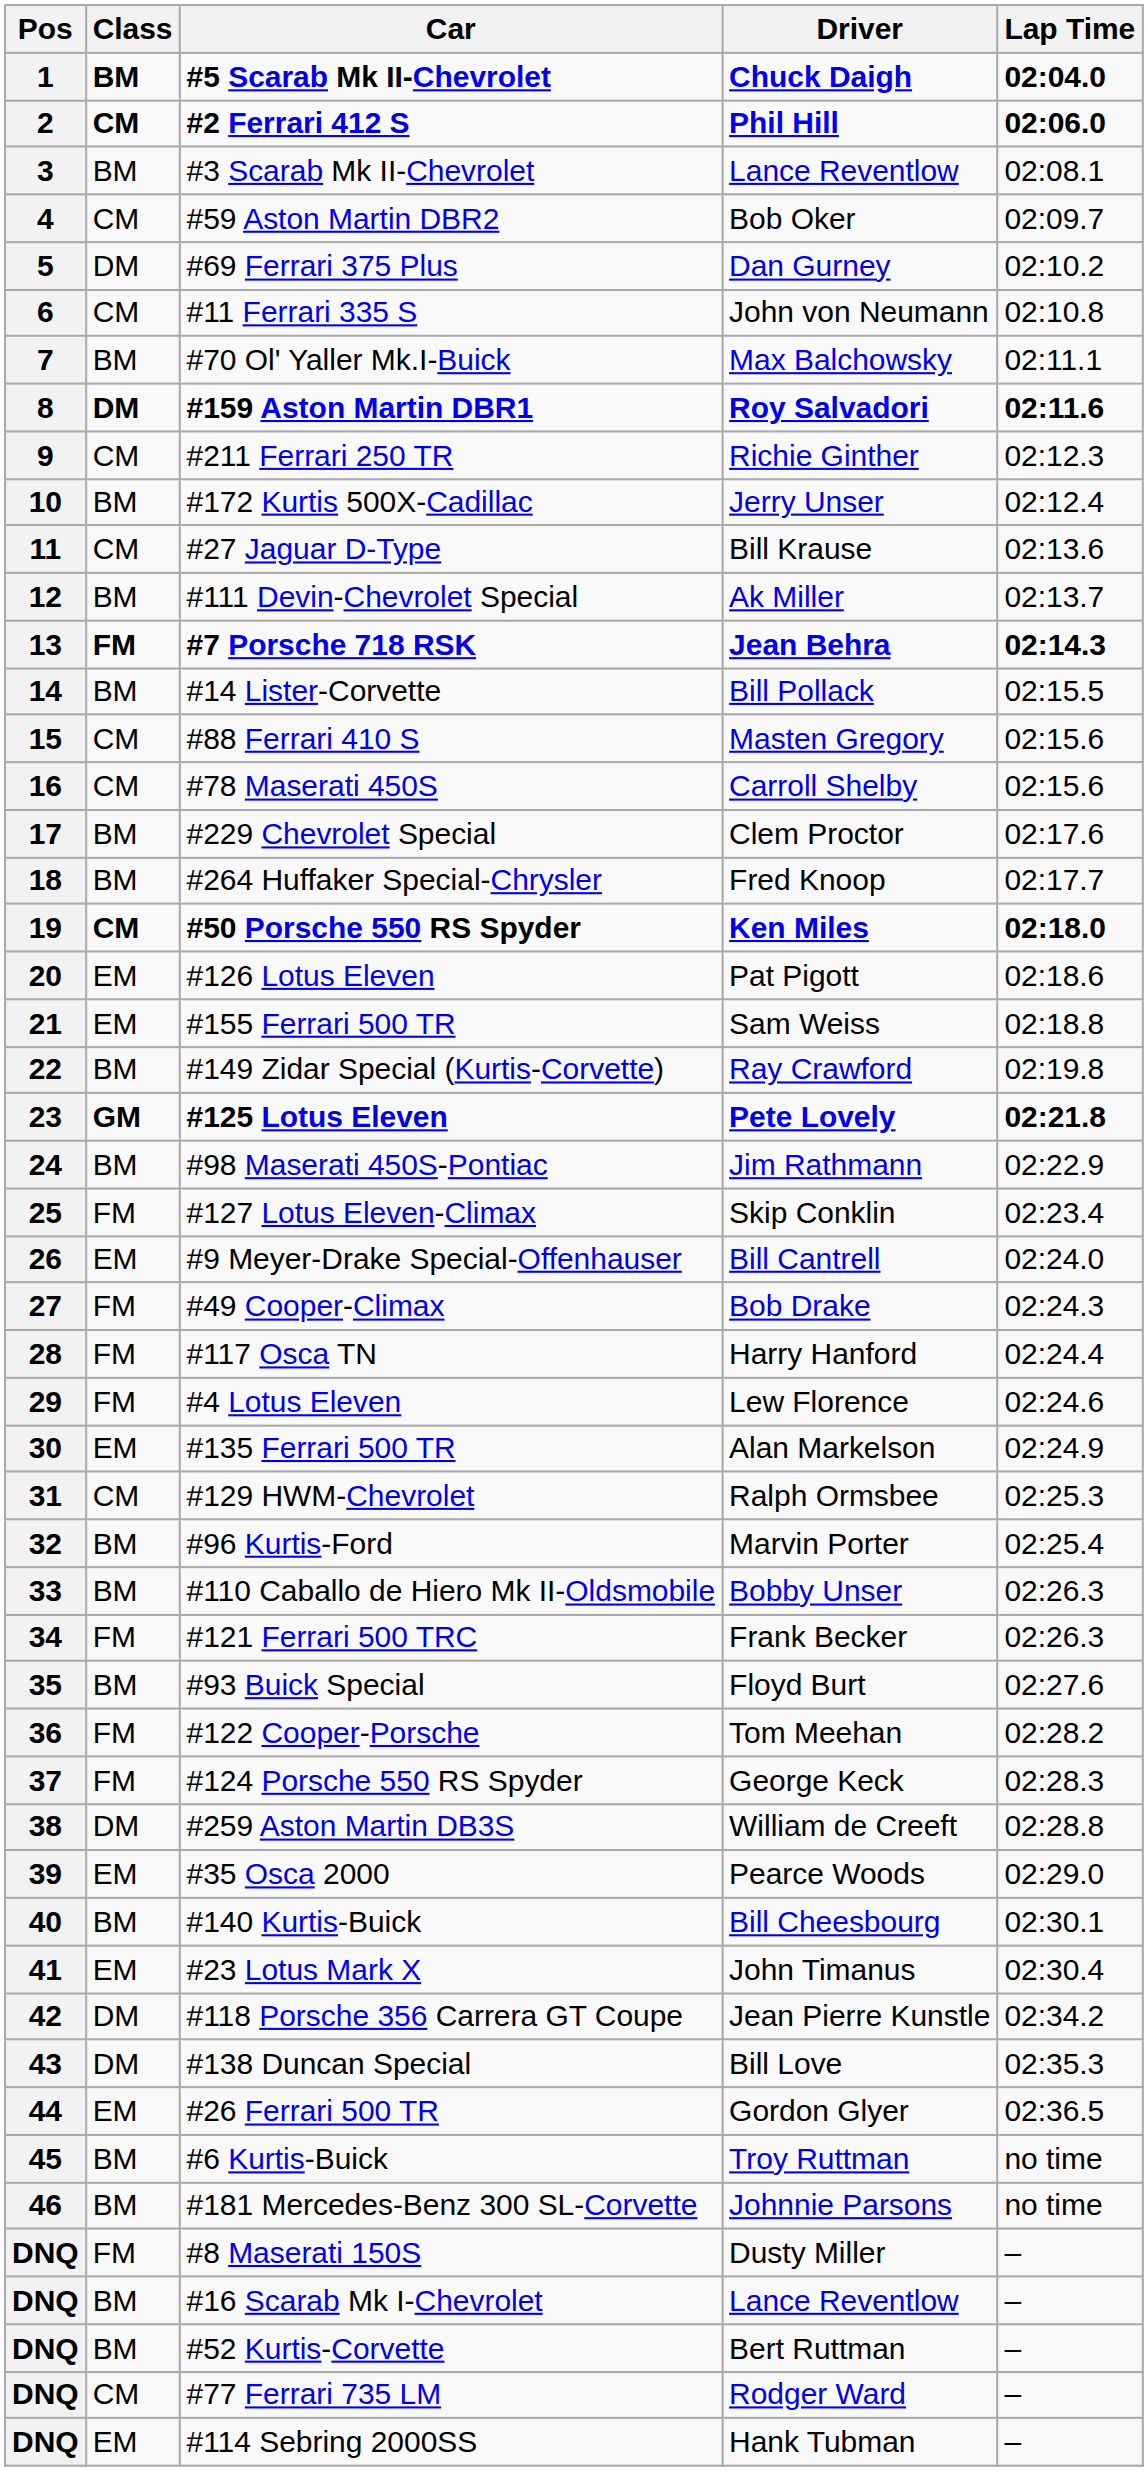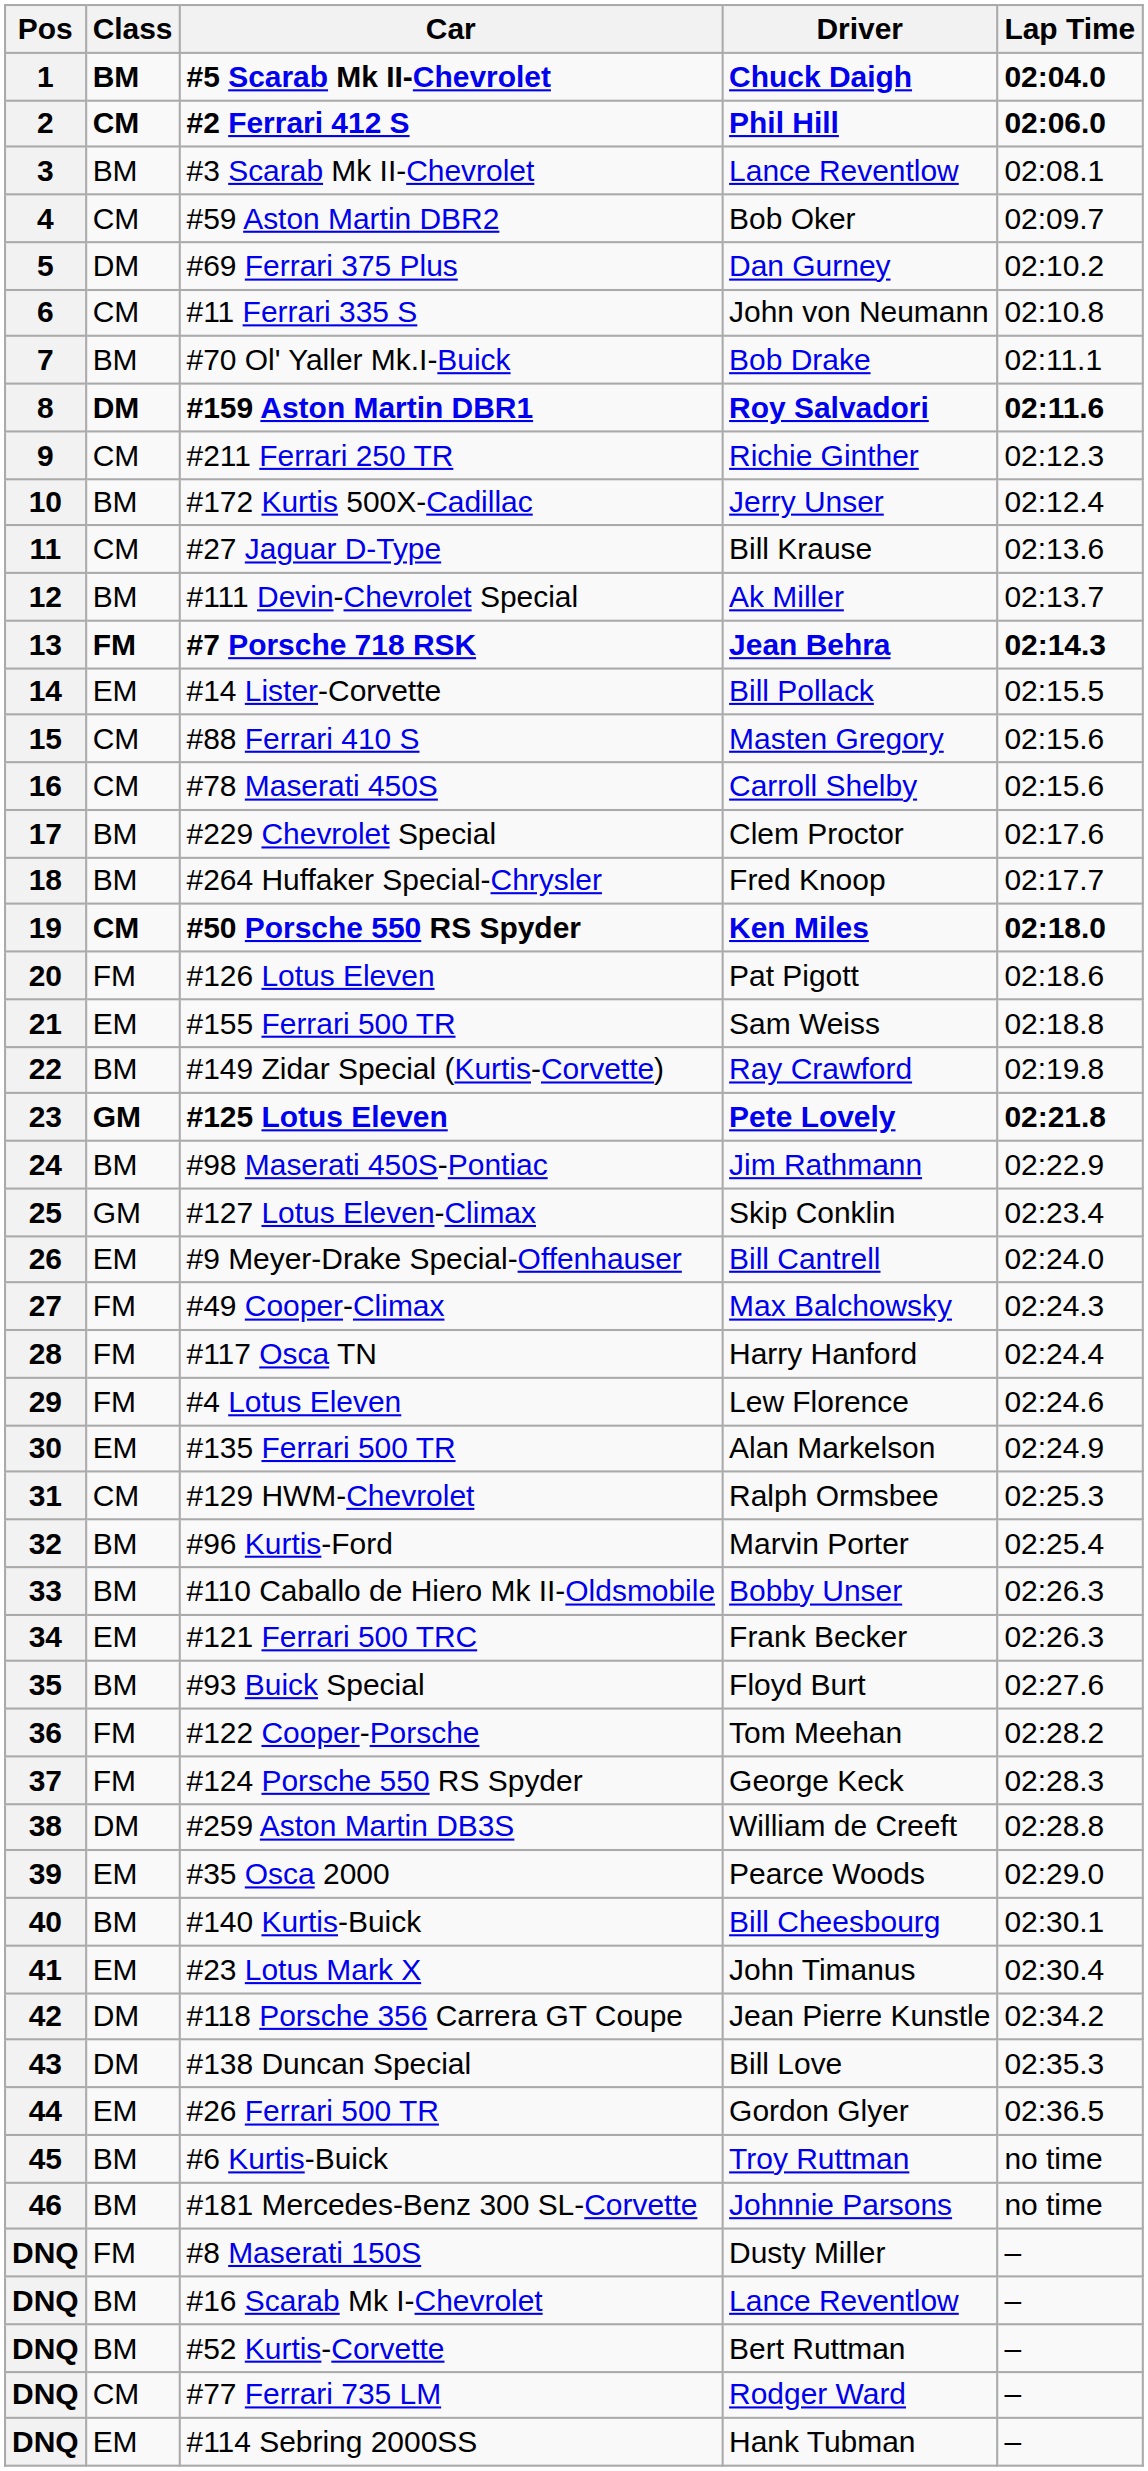(841, 360) Max Balchowsky -> (800, 360) Bob Drake
(115, 692) BM -> (115, 692) EM
(115, 975) EM -> (114, 975) FM
(114, 1212) FM -> (117, 1212) GM
(800, 1307) Bob Drake -> (841, 1307) Max Balchowsky
(114, 1638) FM -> (115, 1638) EM
